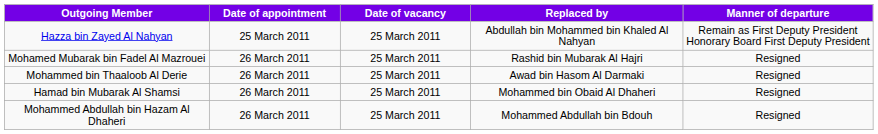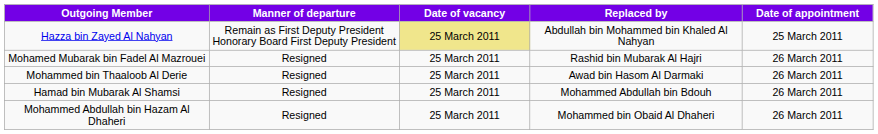columns swapped: (778, 13) <-> (275, 13)
(405, 36) no background -> (465, 36) khaki background
(577, 92) Mohammed bin Obaid Al Dhaheri -> (636, 92) Mohammed Abdullah bin Bdouh
(577, 115) Mohammed Abdullah bin Bdouh -> (636, 115) Mohammed bin Obaid Al Dhaheri
